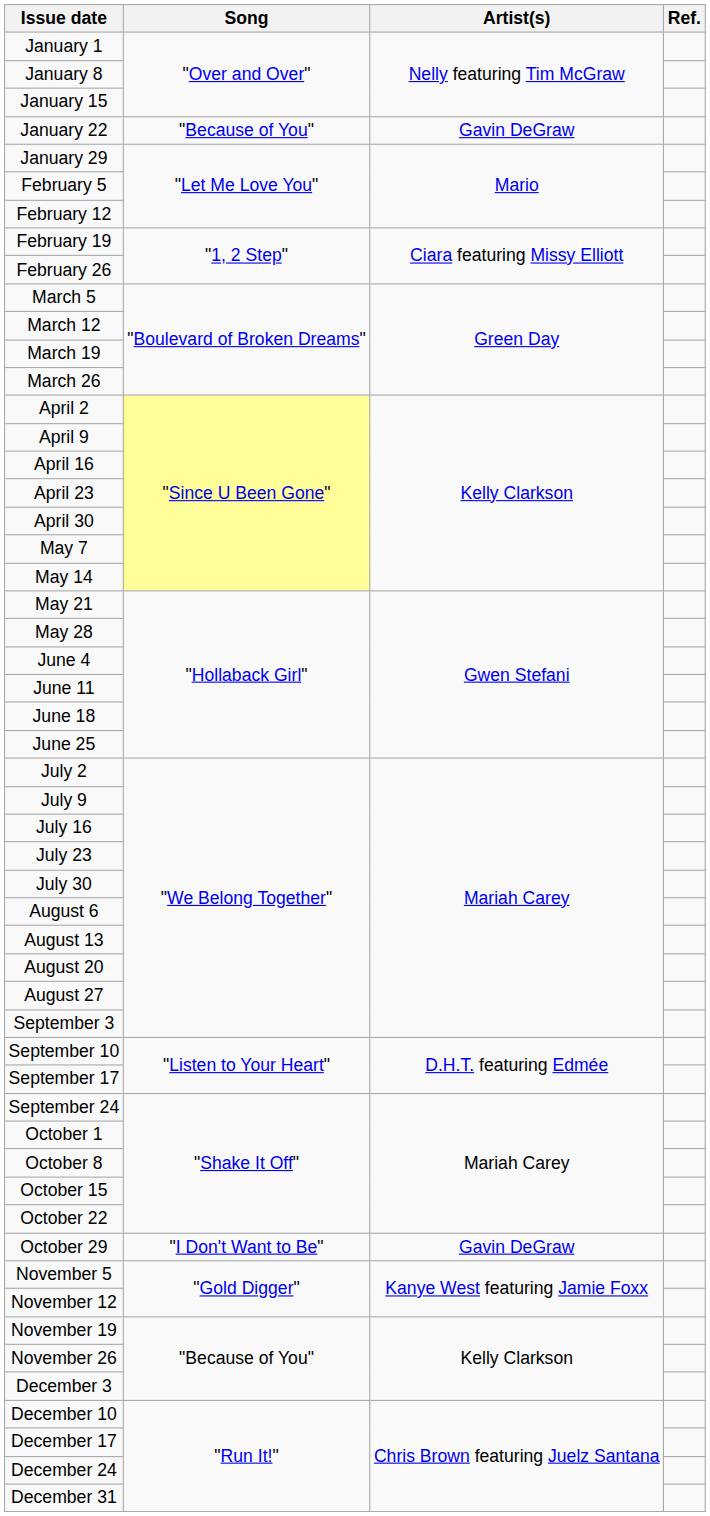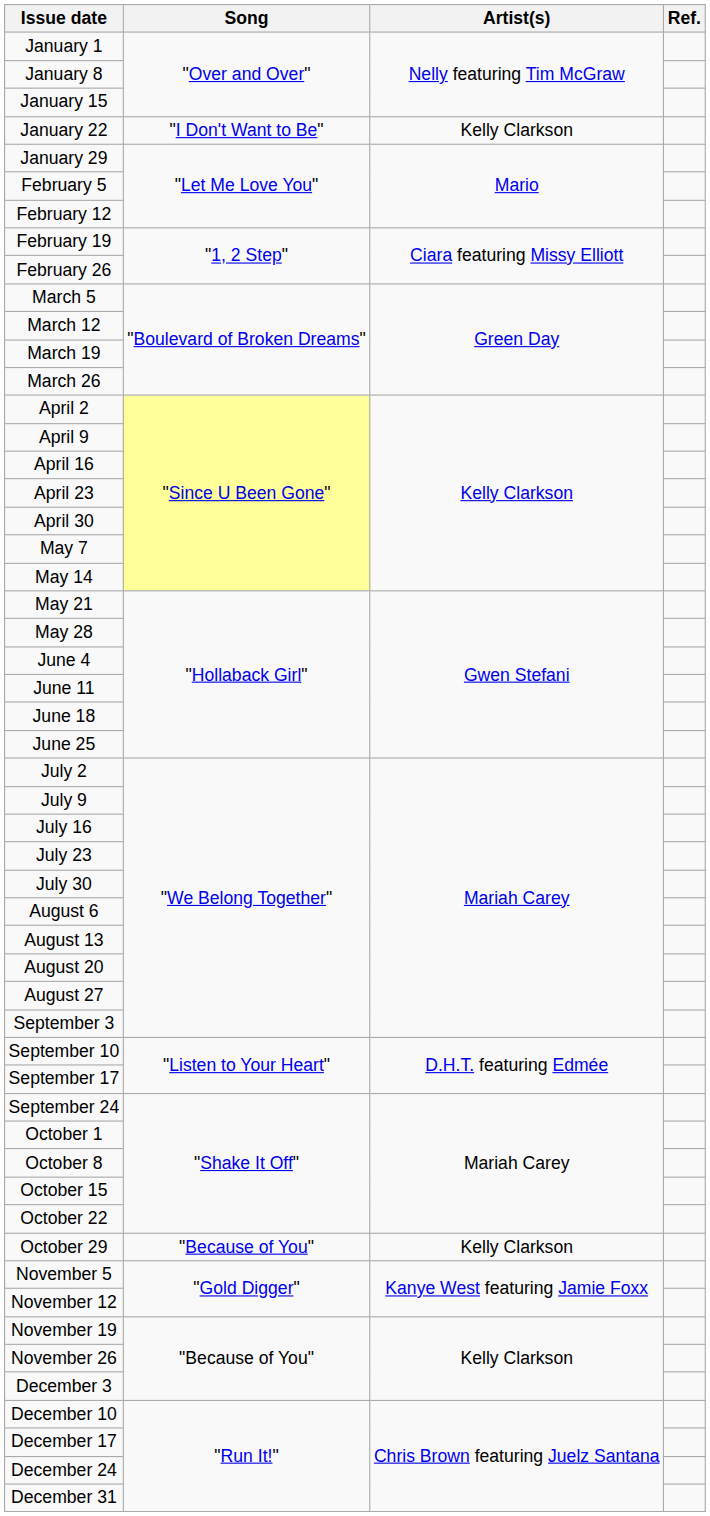(247, 130) "Because of You" -> (247, 130) "I Don't Want to Be"
(517, 130) Gavin DeGraw -> (517, 130) Kelly Clarkson
(247, 1246) "I Don't Want to Be" -> (247, 1246) "Because of You"
(517, 1246) Gavin DeGraw -> (517, 1246) Kelly Clarkson
